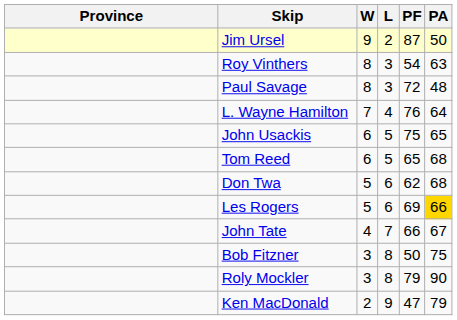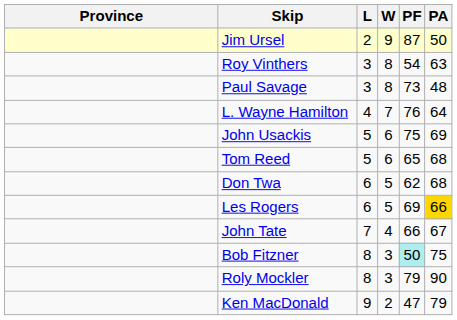columns swapped: (367, 16) <-> (388, 16)
(412, 87) 72 -> (412, 87) 73
(438, 135) 65 -> (438, 135) 69
(412, 254) no background -> (412, 254) paleturquoise background
